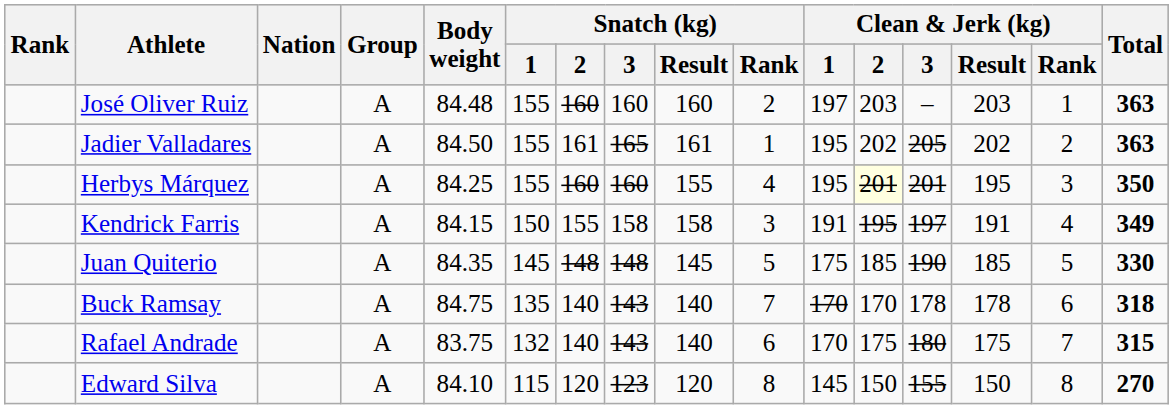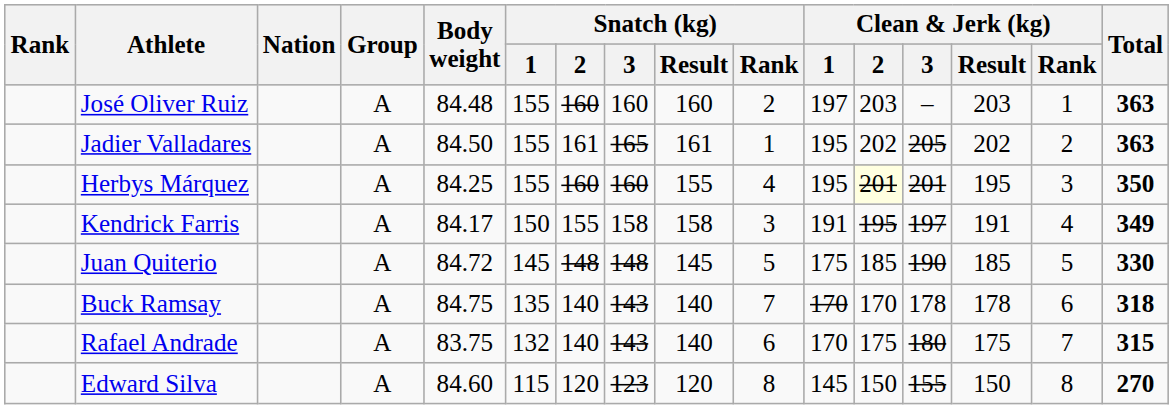(465, 223) 84.15 -> (465, 223) 84.17
(465, 263) 84.35 -> (465, 263) 84.72
(465, 382) 84.10 -> (465, 382) 84.60
